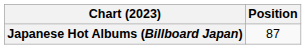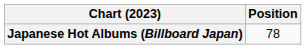(273, 34) 87 -> (273, 34) 78
